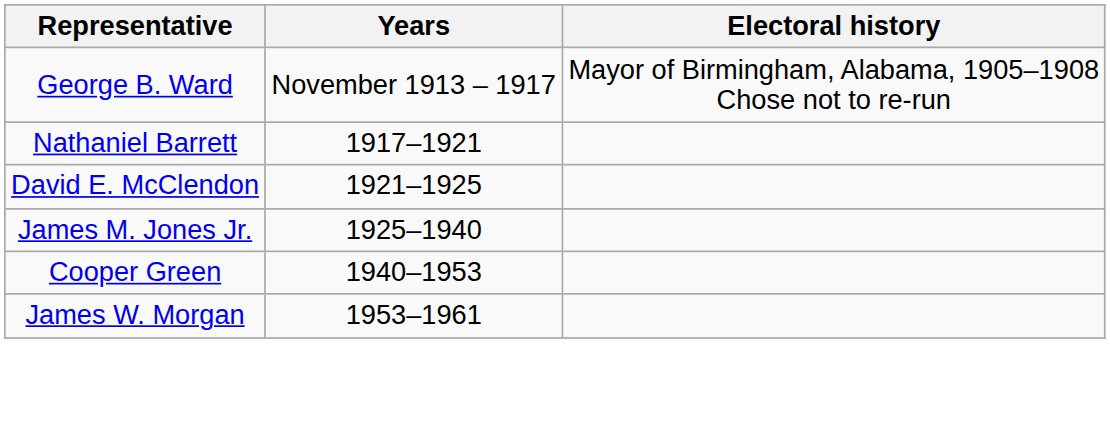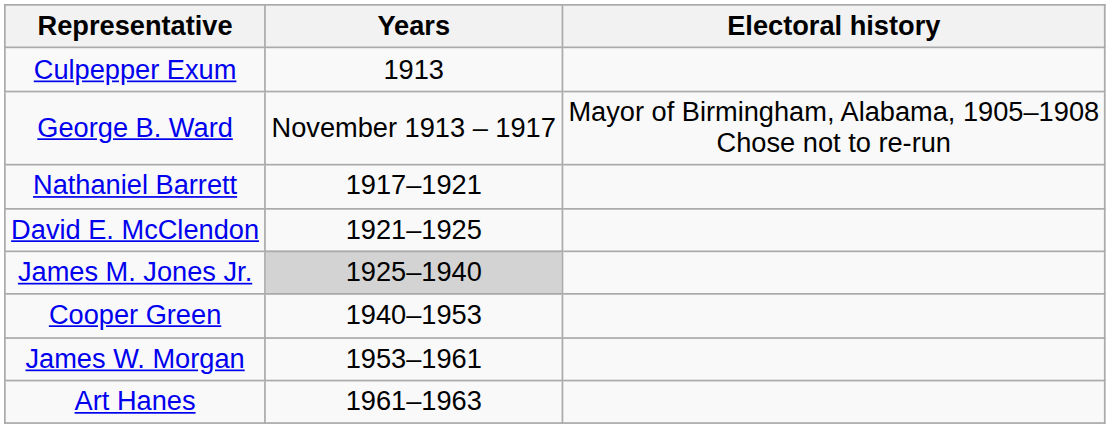+ row: (135, 69)
(414, 229) no background -> (414, 272) lightgrey background
+ row: (135, 401)
